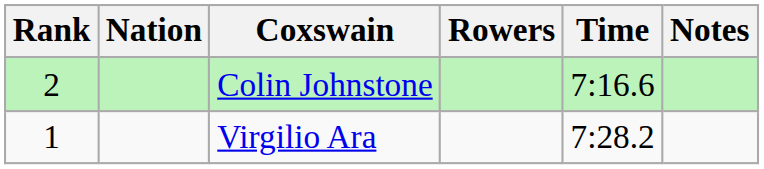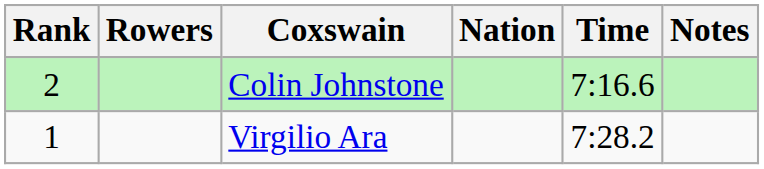columns swapped: (502, 30) <-> (154, 30)
